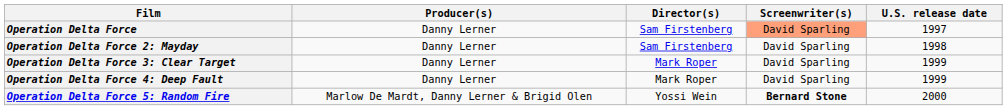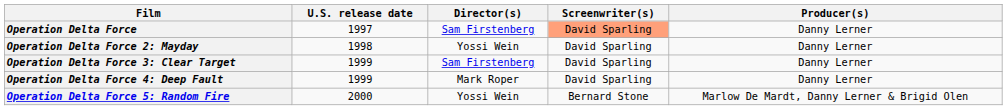columns swapped: (934, 13) <-> (459, 13)
(686, 46) Sam Firstenberg -> (488, 46) Yossi Wein
(686, 63) Mark Roper -> (488, 63) Sam Firstenberg
(806, 96) bold -> (608, 96) normal
